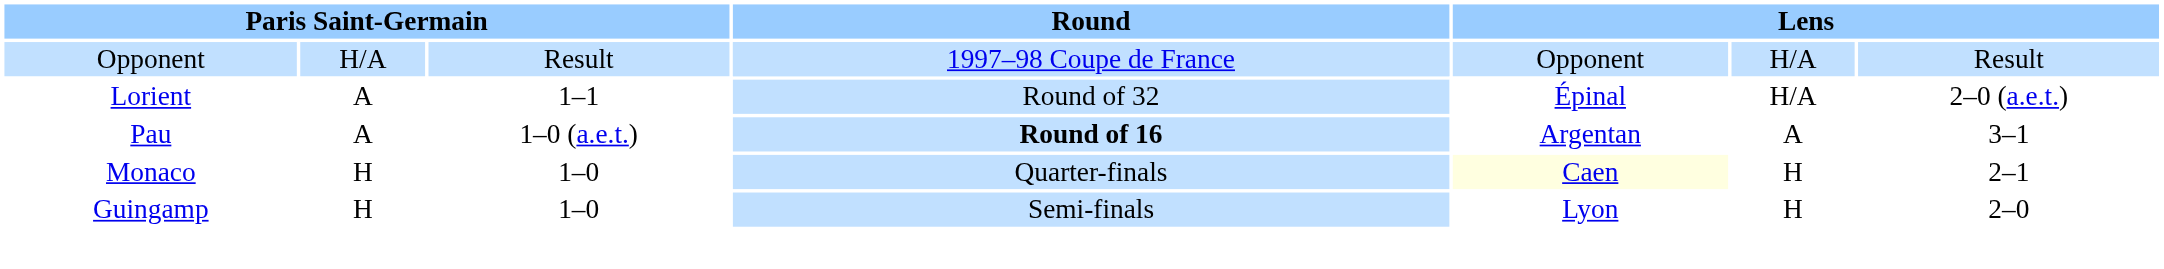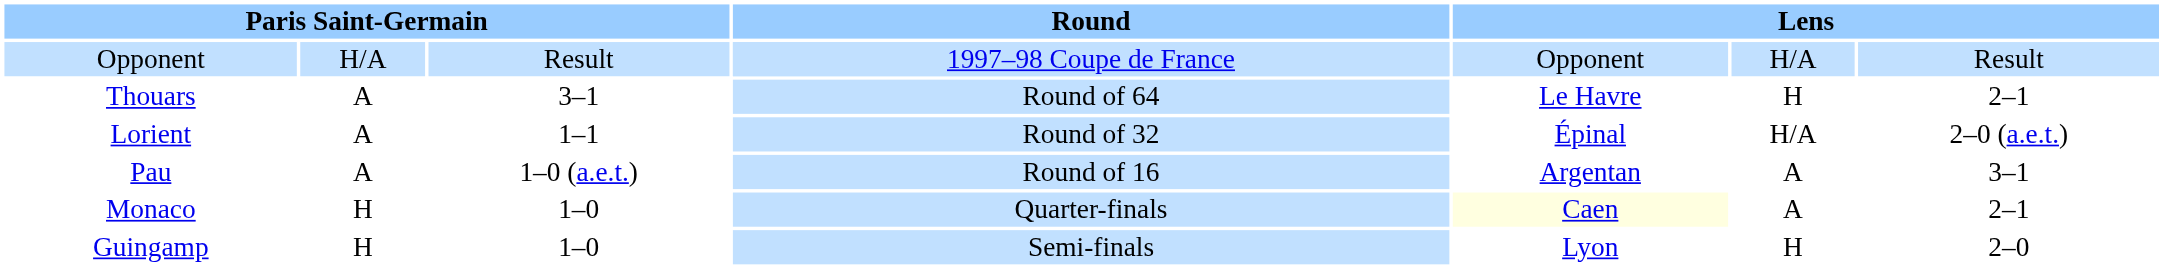+ row: (151, 96)
(1091, 134) bold -> (1091, 171) normal
(1793, 171) H -> (1793, 209) A
